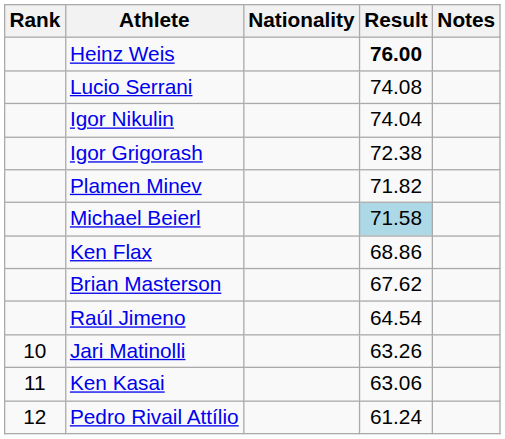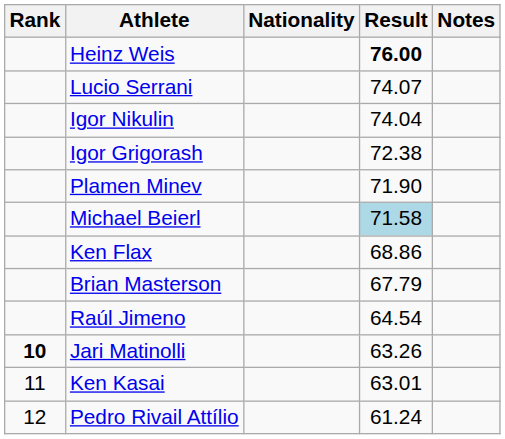(396, 86) 74.08 -> (396, 86) 74.07
(396, 185) 71.82 -> (396, 185) 71.90
(396, 284) 67.62 -> (396, 284) 67.79
(35, 350) normal -> (35, 350) bold
(396, 383) 63.06 -> (396, 383) 63.01
